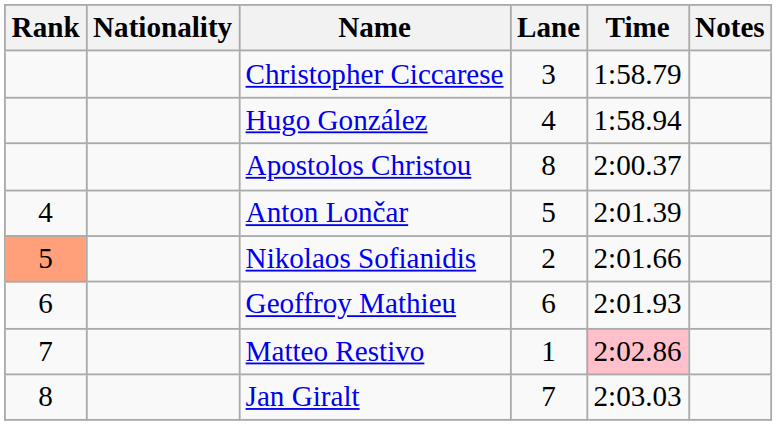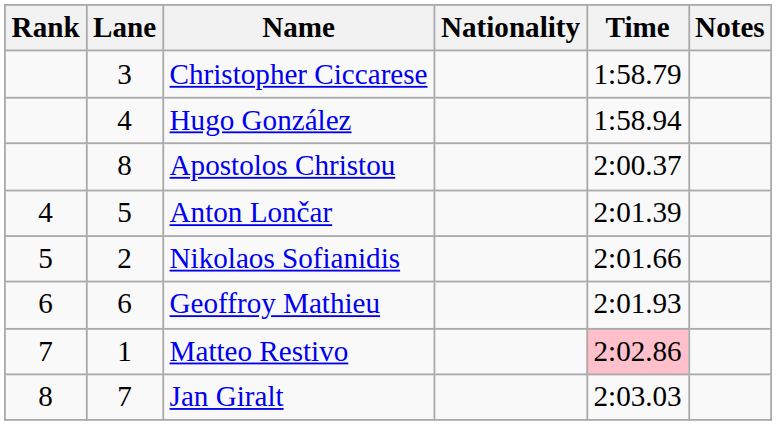columns swapped: (549, 27) <-> (163, 27)
(46, 258) lightsalmon background -> (46, 258) no background
